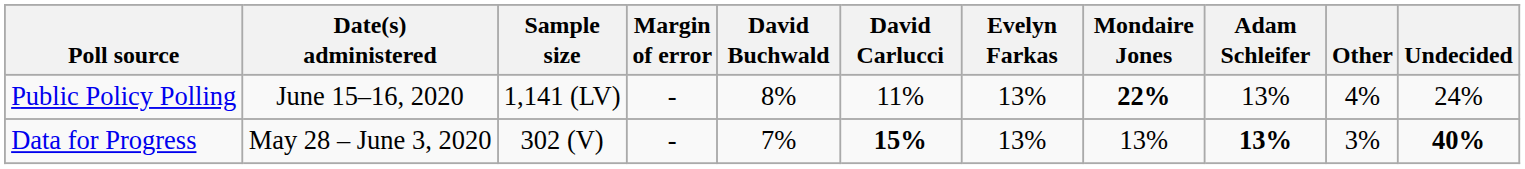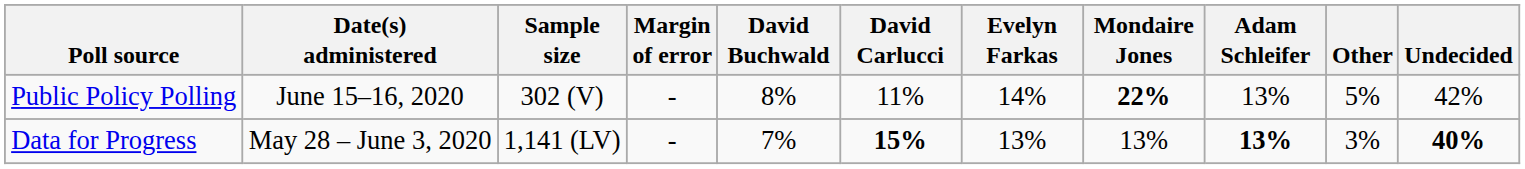(562, 96) 1,141 (LV) -> (562, 96) 302 (V)
(1022, 96) 13% -> (1022, 96) 14%
(1362, 96) 4% -> (1362, 96) 5%
(1459, 96) 24% -> (1459, 96) 42%
(562, 140) 302 (V) -> (562, 140) 1,141 (LV)
